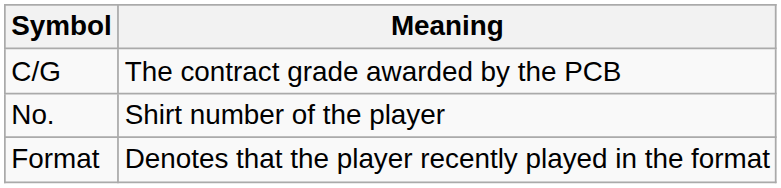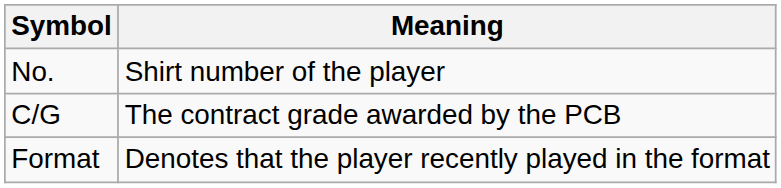rows swapped: (36, 70) <-> (33, 114)
